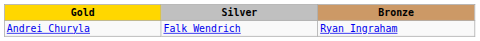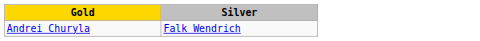- column: (396, 12)
